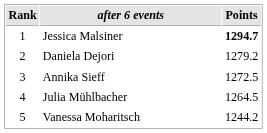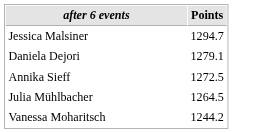- column: (23, 15)
(242, 36) bold -> (207, 36) normal
(242, 56) 1279.2 -> (207, 56) 1279.1
